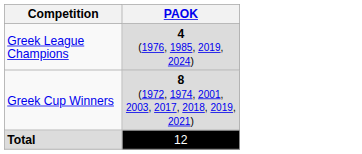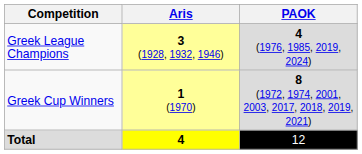+ column: (181, 14)
